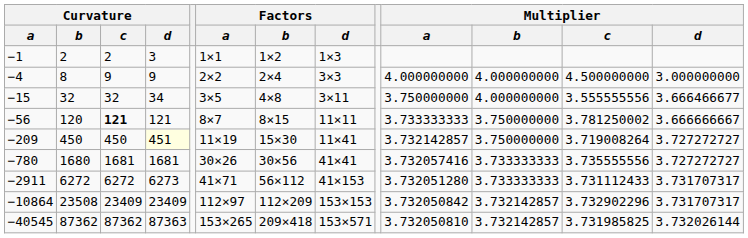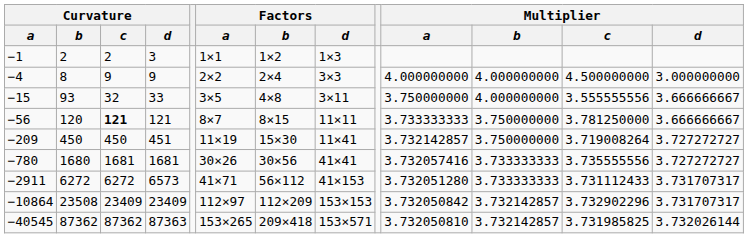(67, 98) 32 -> (67, 98) 93
(156, 98) 34 -> (156, 98) 33
(698, 98) 3.666466677 -> (698, 98) 3.666666667
(607, 119) 3.781250002 -> (607, 119) 3.781250000
(160, 139) lightyellow background -> (160, 139) no background
(164, 181) 6273 -> (164, 181) 6573
